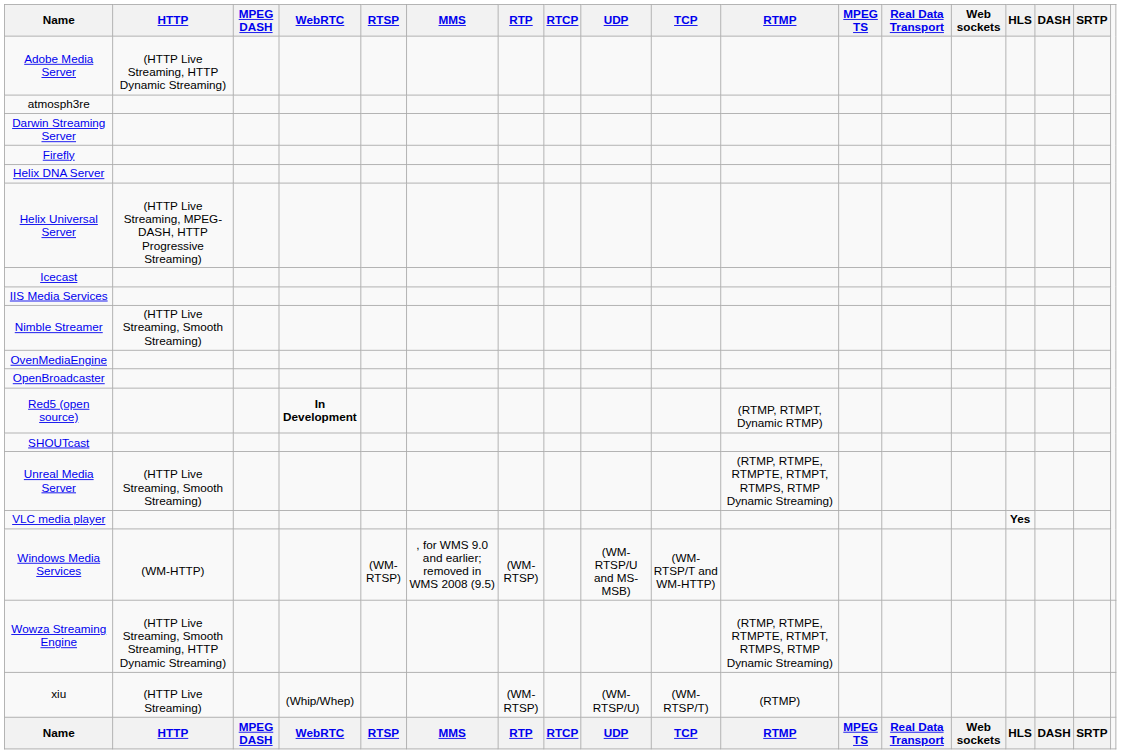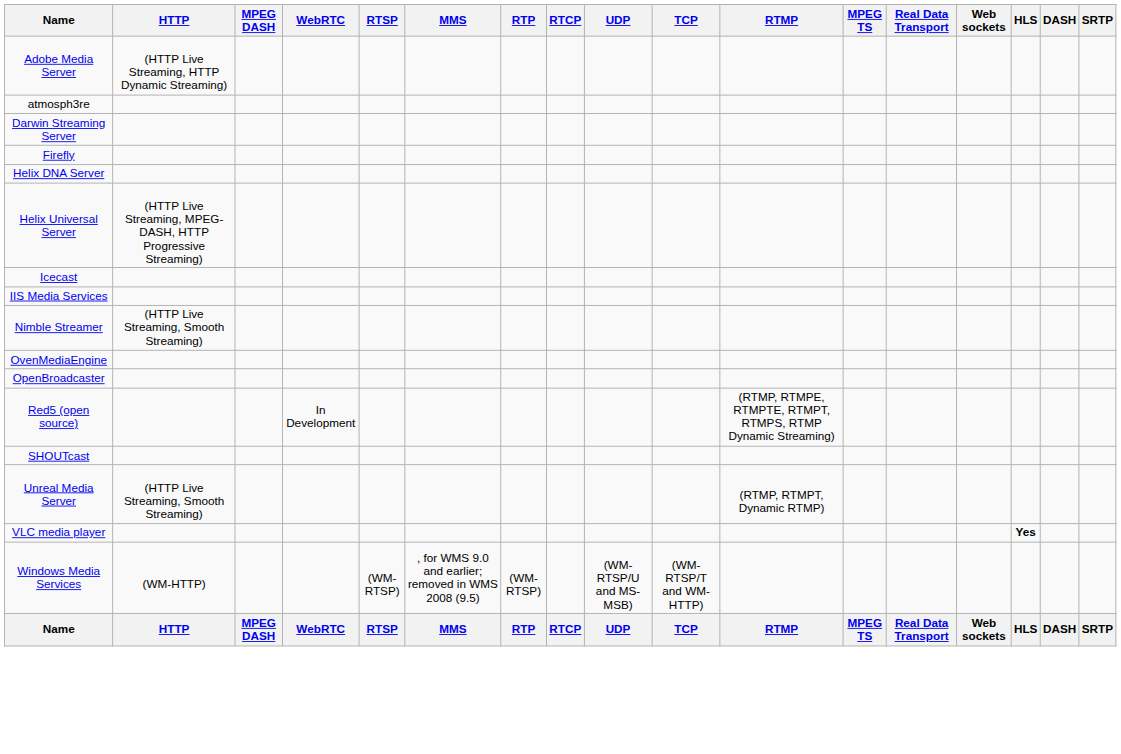(320, 411) bold -> (321, 417) normal
(780, 417) (RTMP, RTMPT, Dynamic RTMP) -> (782, 417) (RTMP, RTMPE, RTMPTE, RTMPT, RTMPS, RTMP Dynamic Streaming)
(780, 481) (RTMP, RTMPE, RTMPTE, RTMPT, RTMPS, RTMP Dynamic Streaming) -> (782, 501) (RTMP, RTMPT, Dynamic RTMP)
- row: (59, 637)
- row: (59, 695)
